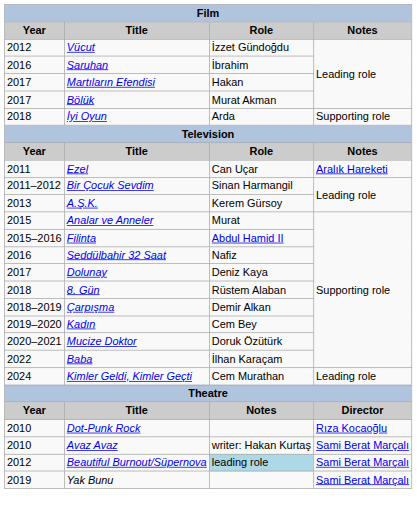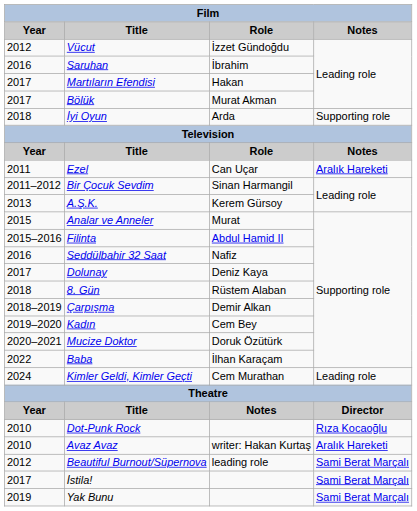(363, 446) Sami Berat Marçalı -> (352, 446) Aralık Hareketi
(240, 463) lightblue background -> (240, 463) no background
+ row: (80, 480)
